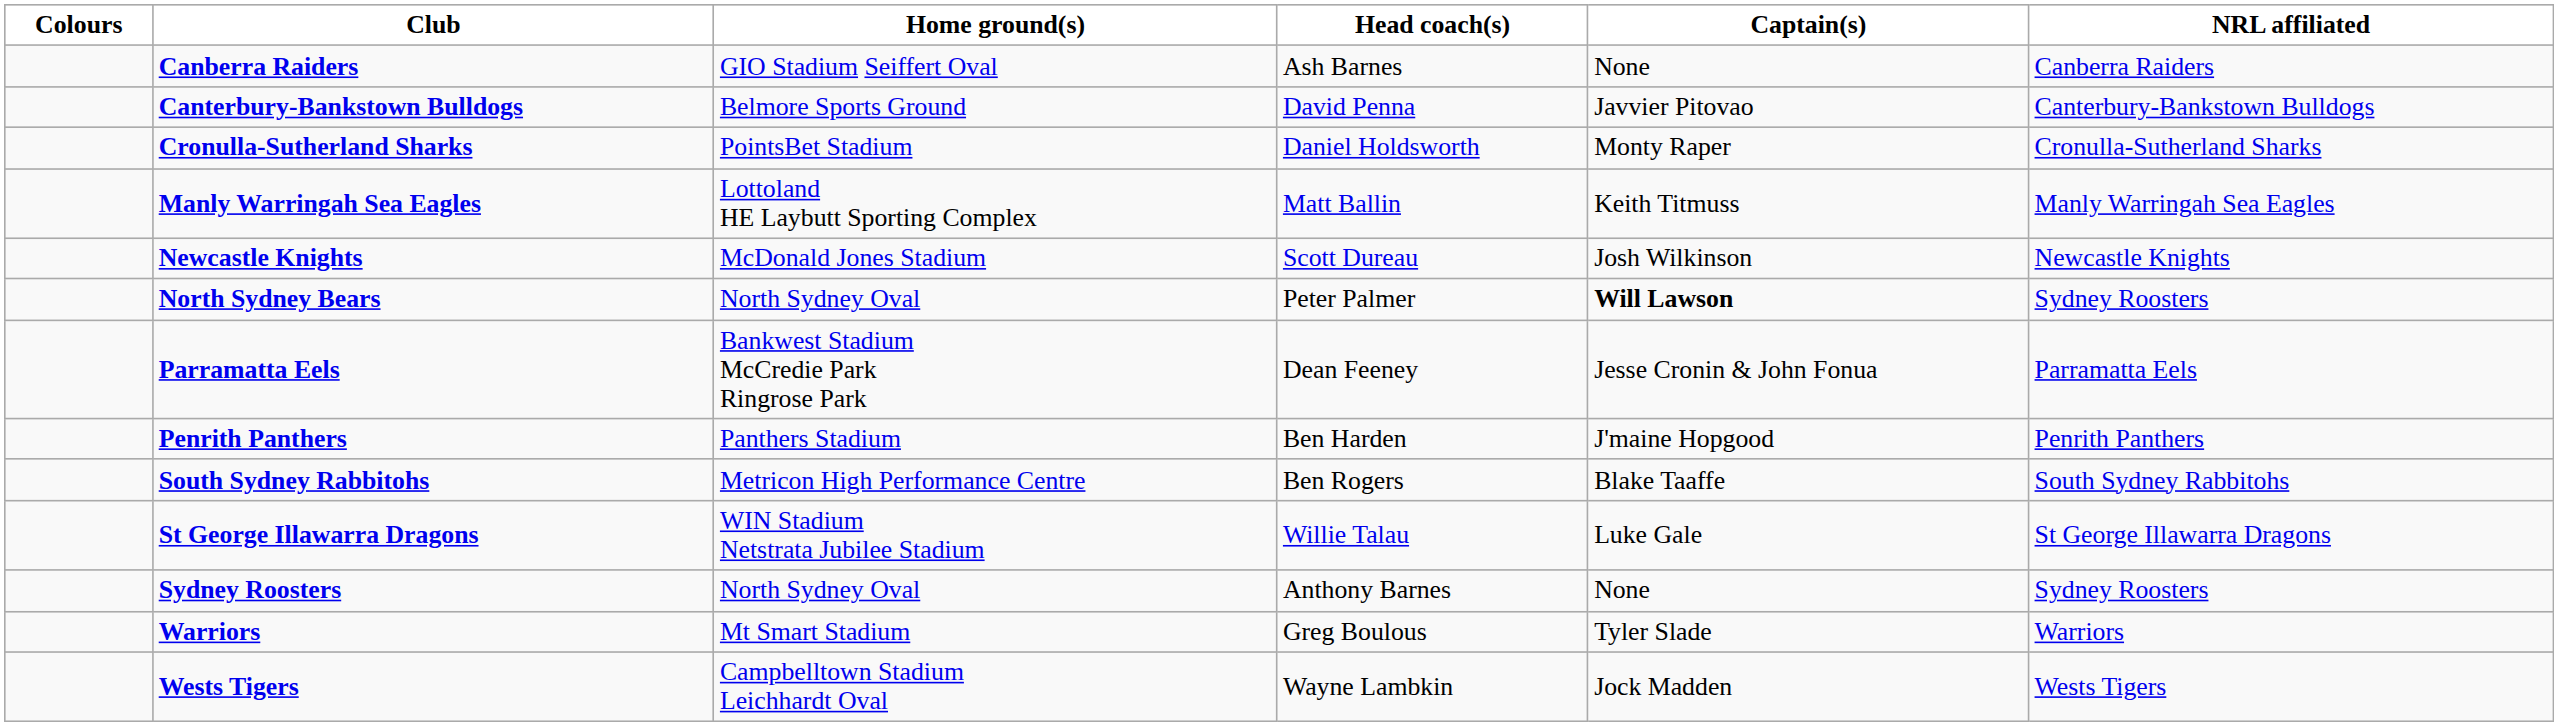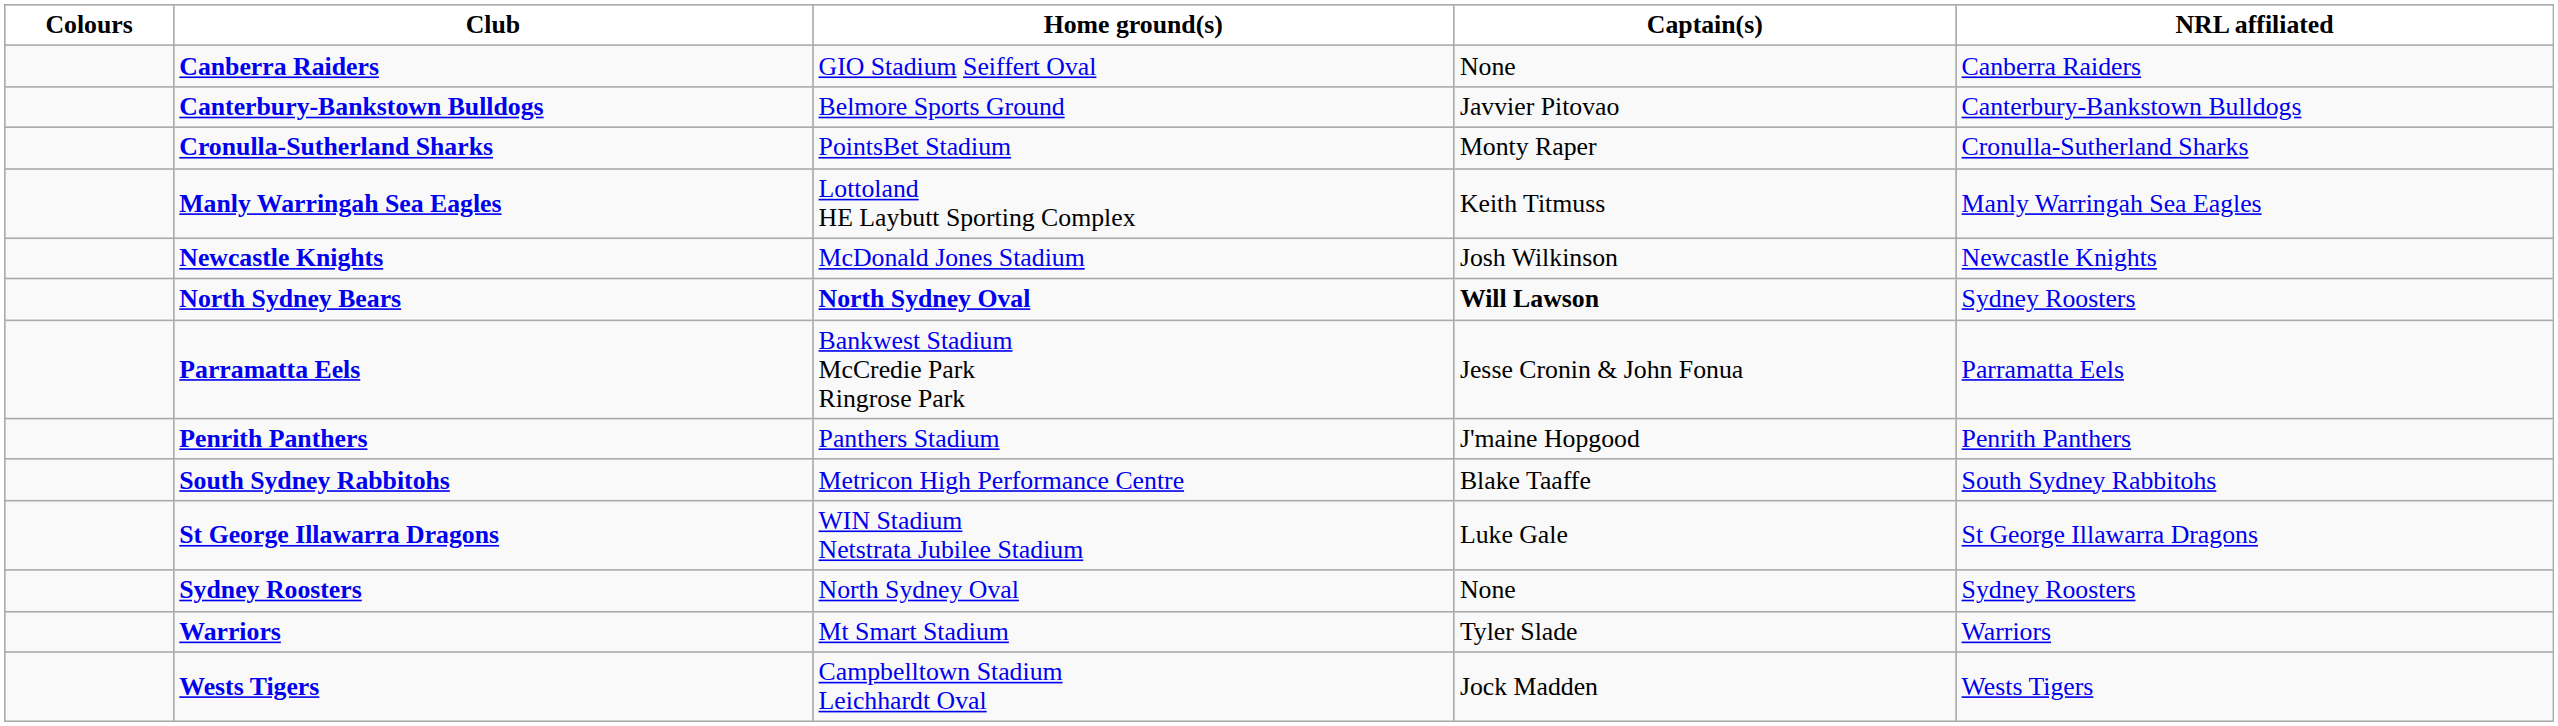- column: (1433, 24)
(820, 299) normal -> (924, 299) bold
